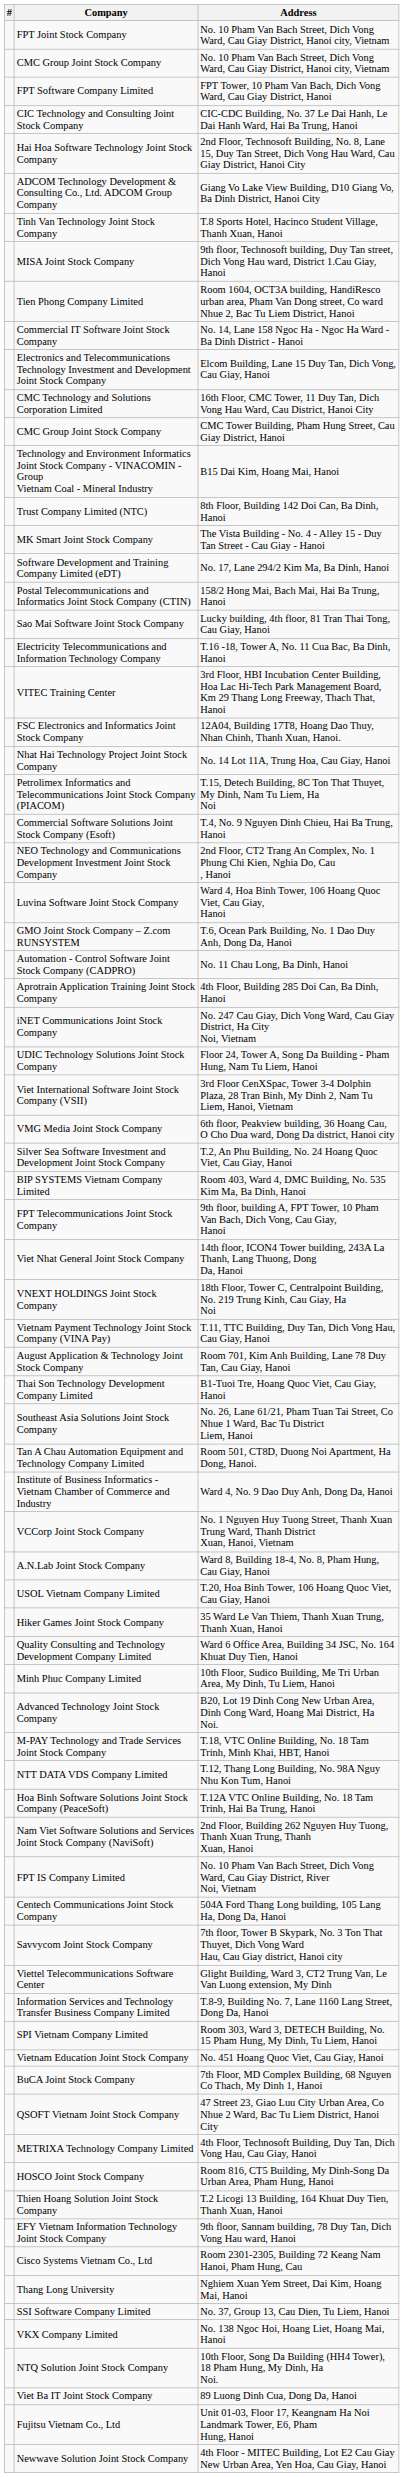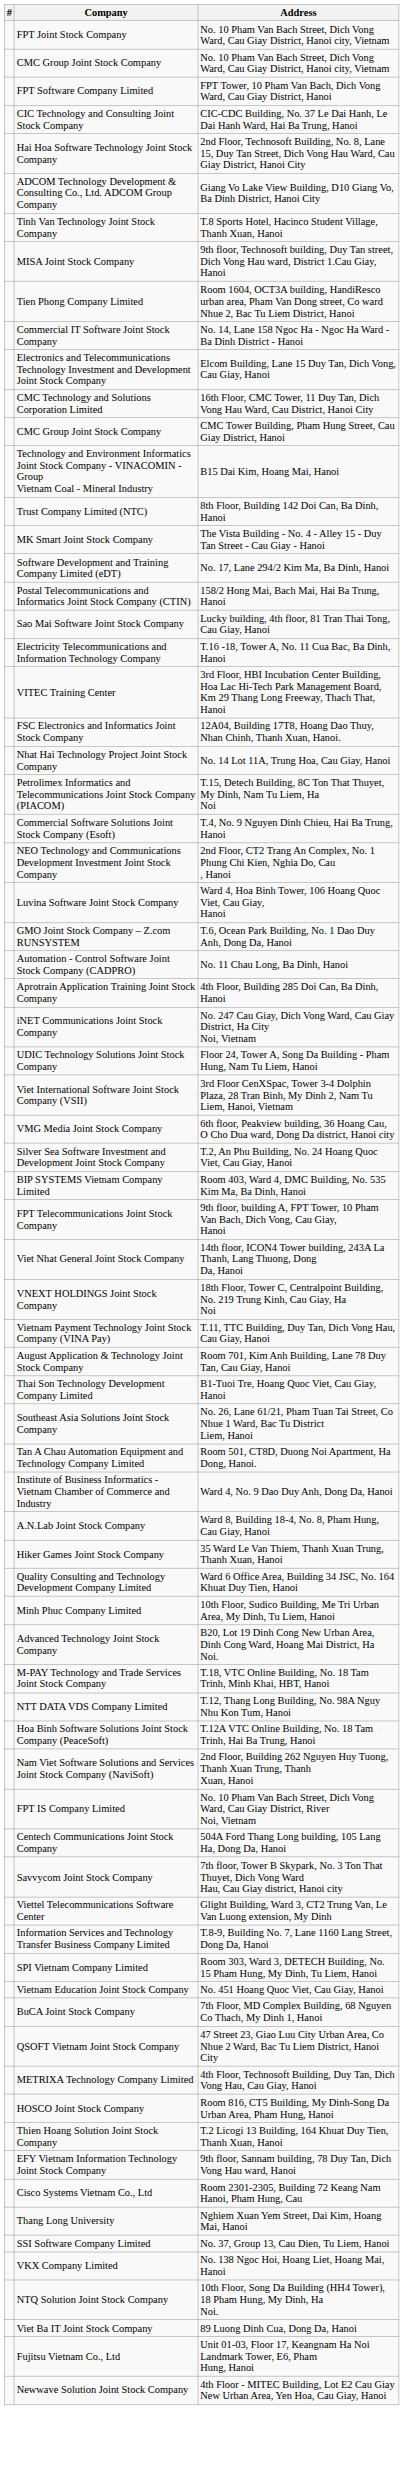- row: (80, 1531)
- row: (88, 1594)
